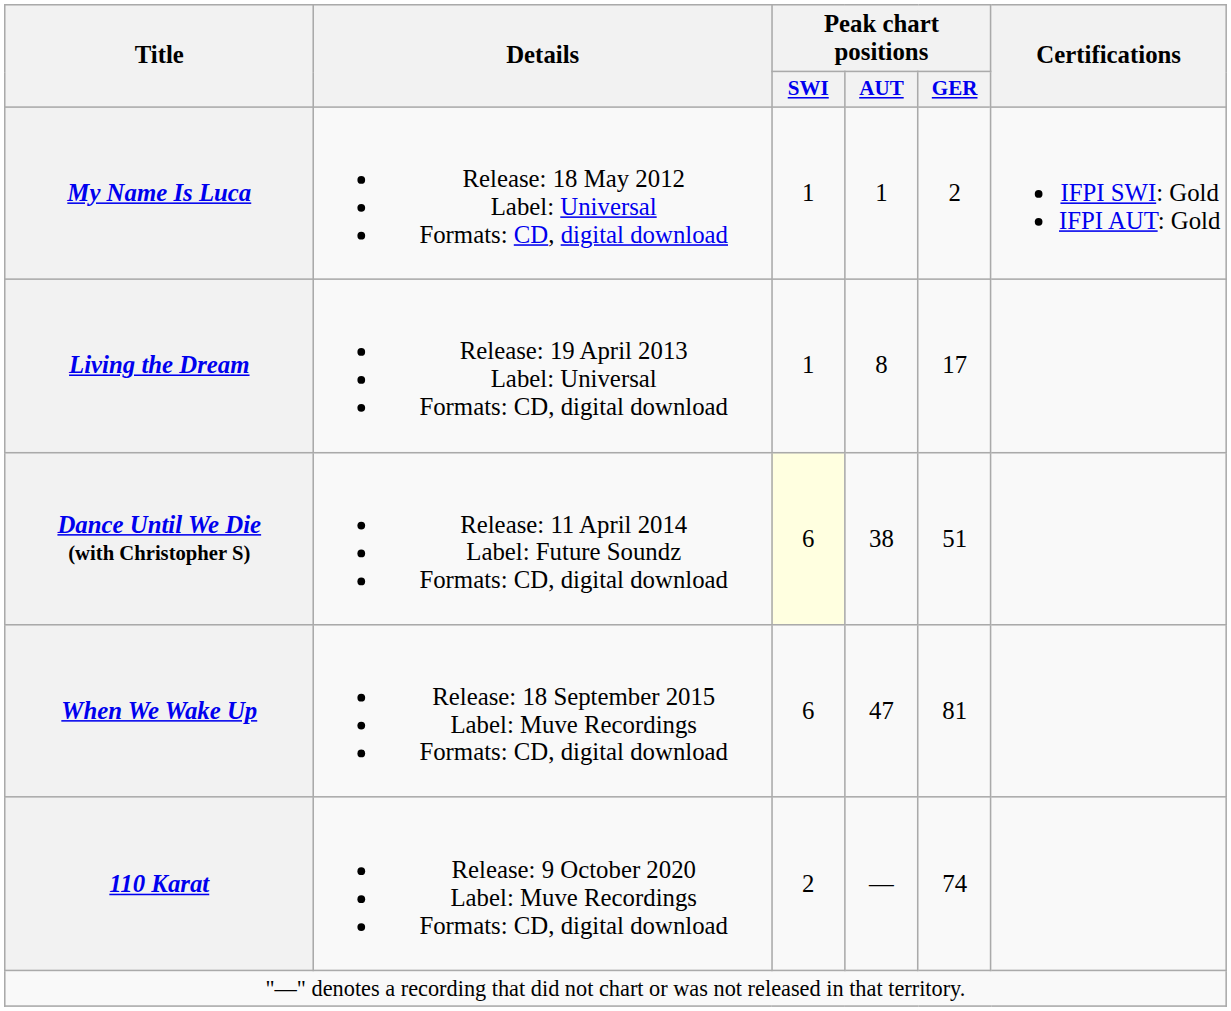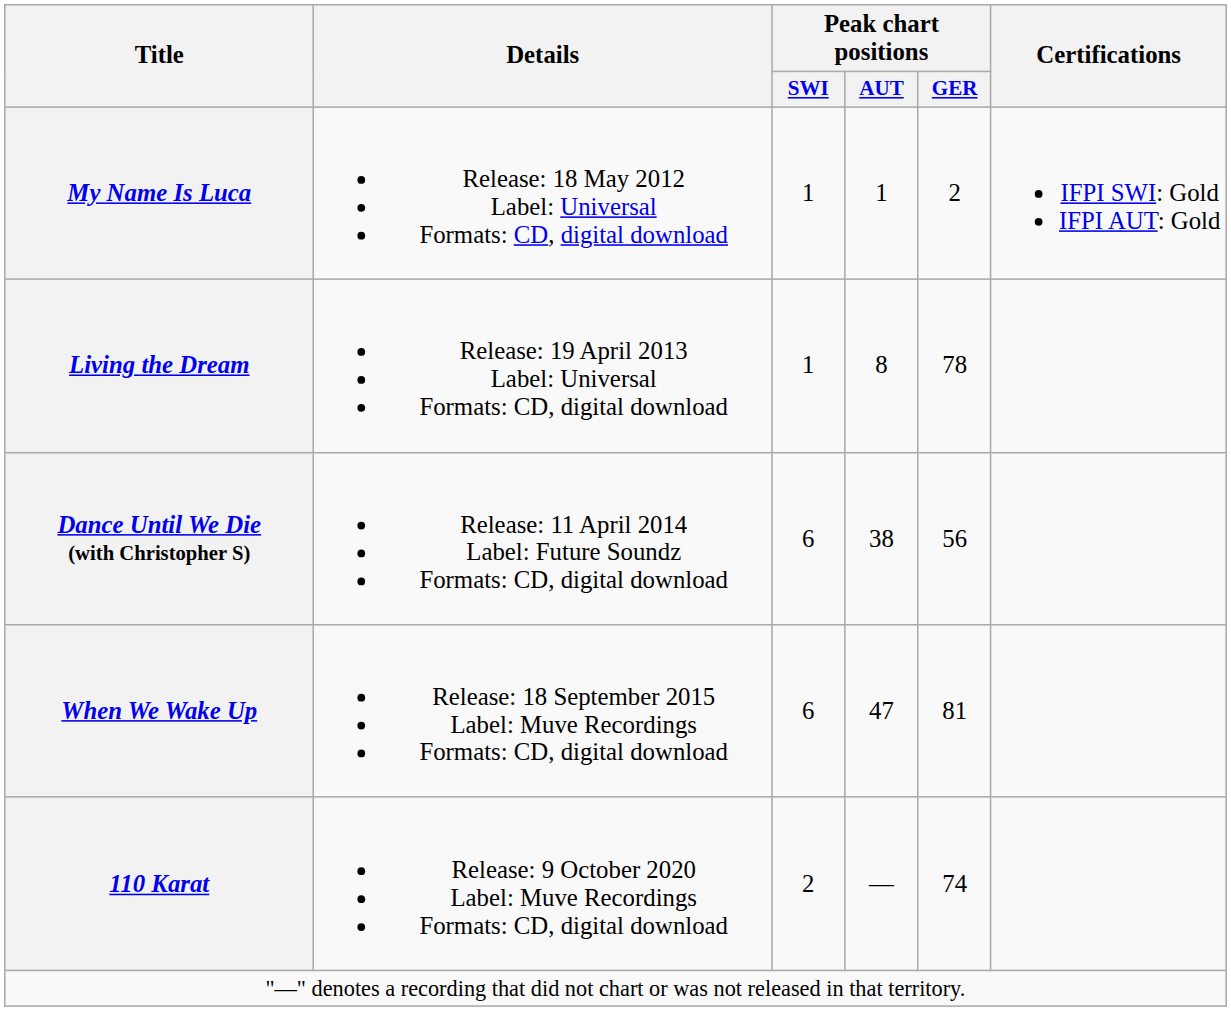(955, 365) 17 -> (955, 365) 78
(808, 538) lightyellow background -> (808, 538) no background
(955, 538) 51 -> (955, 538) 56
